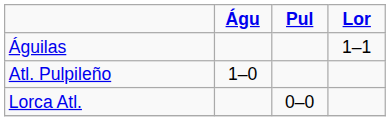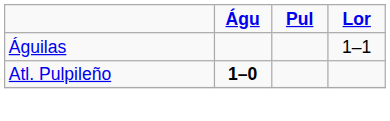(243, 74) normal -> (243, 74) bold
- row: (45, 102)
